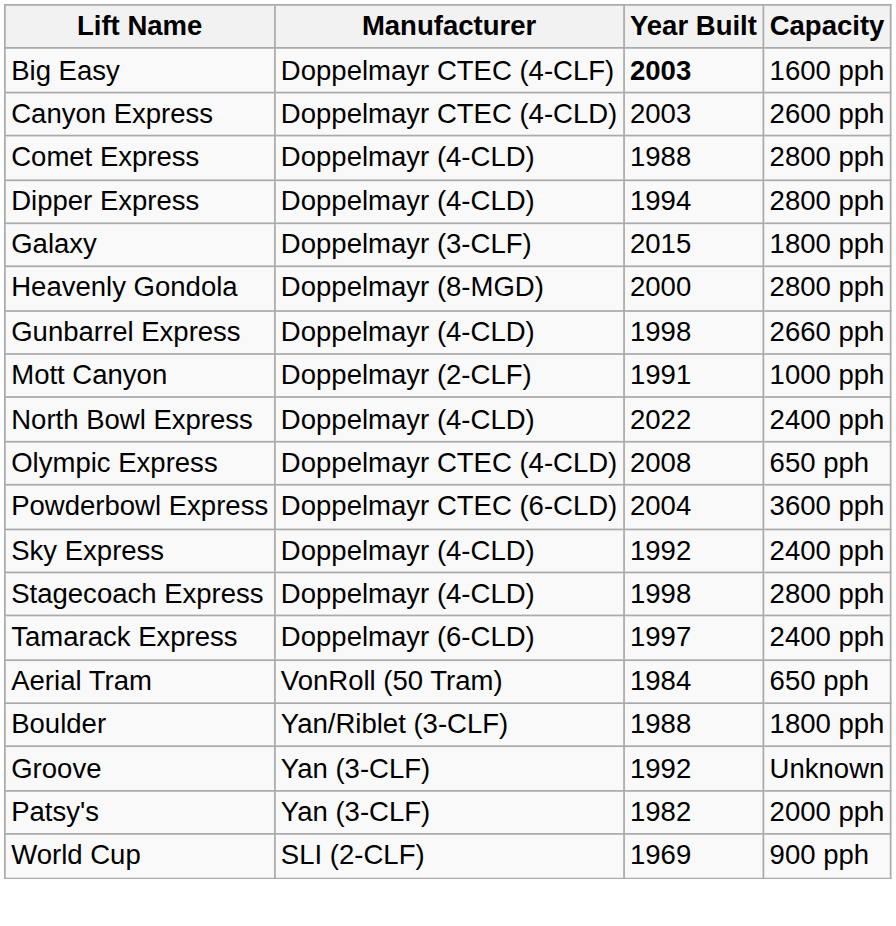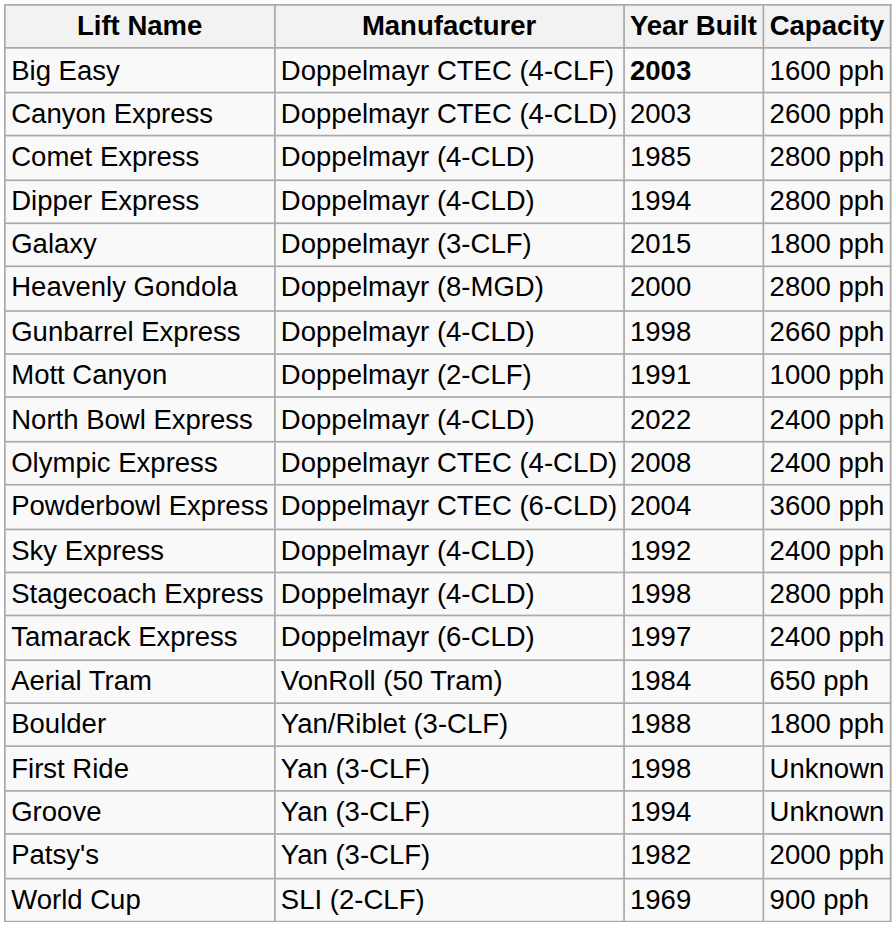(661, 157) 1988 -> (661, 157) 1985
(819, 462) 650 pph -> (827, 462) 2400 pph
+ row: (70, 768)
(661, 768) 1992 -> (661, 811) 1994
